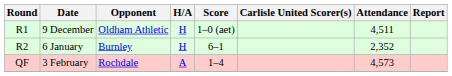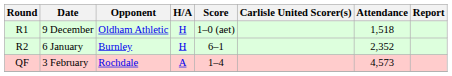(382, 29) 4,511 -> (382, 29) 1,518
